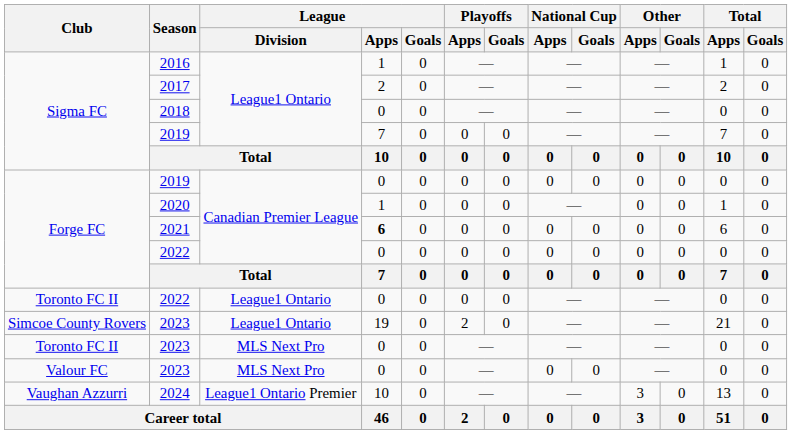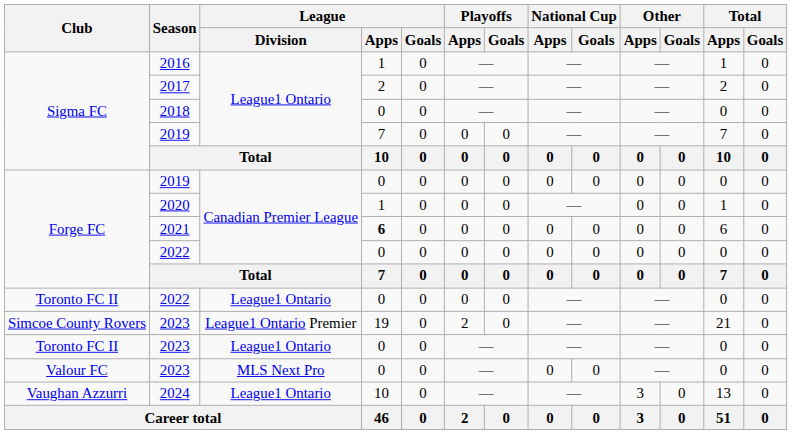(281, 323) League1 Ontario -> (281, 323) League1 Ontario Premier
(281, 346) MLS Next Pro -> (281, 346) League1 Ontario
(281, 393) League1 Ontario Premier -> (281, 393) League1 Ontario
